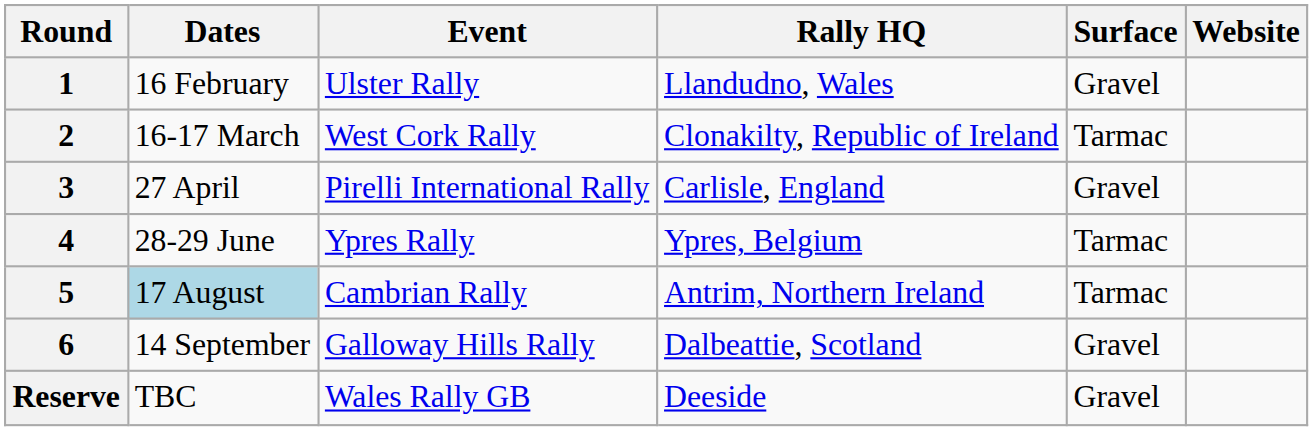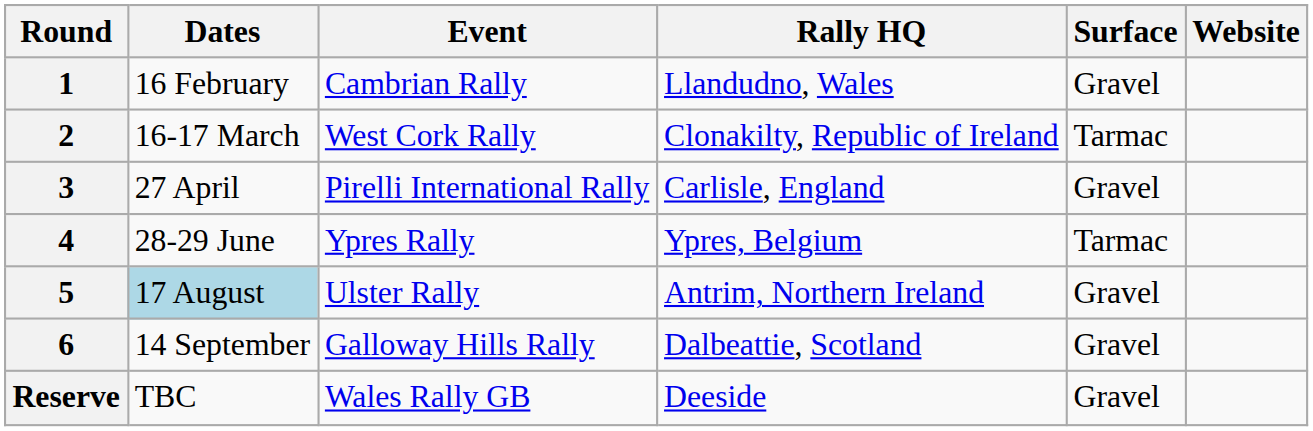(402, 83) Ulster Rally -> (426, 83) Cambrian Rally
(426, 292) Cambrian Rally -> (402, 292) Ulster Rally
(1121, 292) Tarmac -> (1117, 292) Gravel
